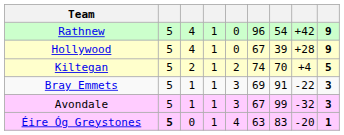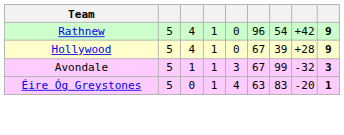- row: (81, 67)
- row: (81, 85)
(170, 121) bold -> (170, 85) normal
